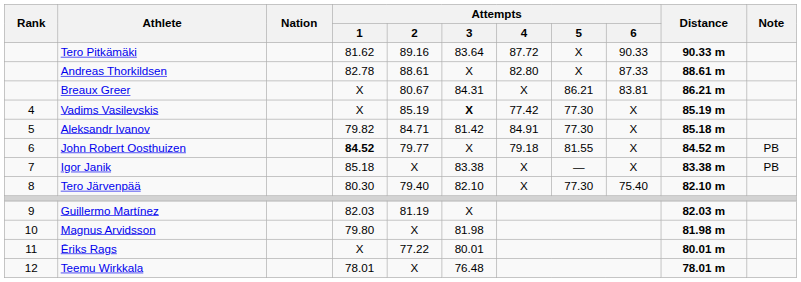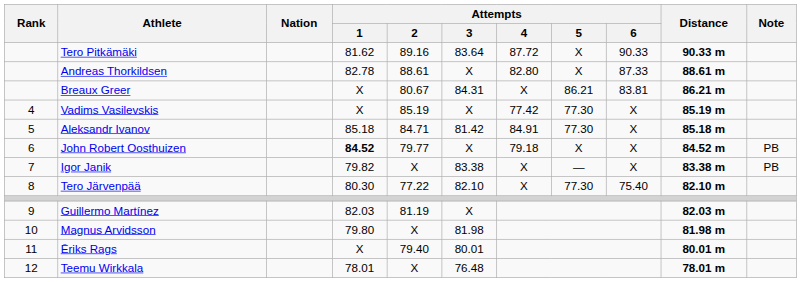(469, 109) bold -> (469, 109) normal
(360, 128) 79.82 -> (360, 128) 85.18
(579, 147) 81.55 -> (579, 147) X
(360, 166) 85.18 -> (360, 166) 79.82
(414, 186) 79.40 -> (414, 186) 77.22
(414, 248) 77.22 -> (414, 248) 79.40
